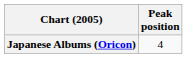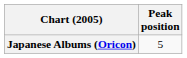(160, 44) 4 -> (160, 44) 5
